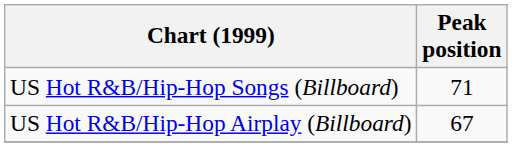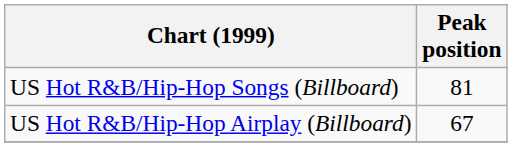(462, 86) 71 -> (462, 86) 81
